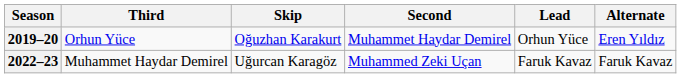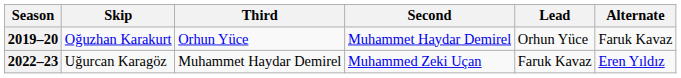columns swapped: (288, 15) <-> (146, 15)
(632, 38) Eren Yıldız -> (635, 38) Faruk Kavaz
(635, 61) Faruk Kavaz -> (632, 61) Eren Yıldız
